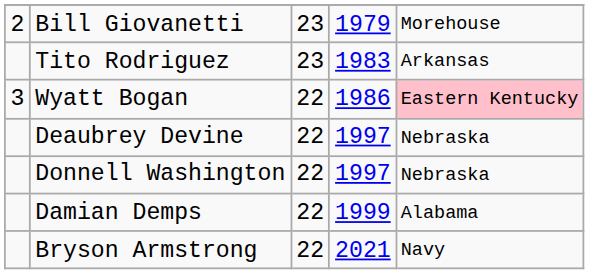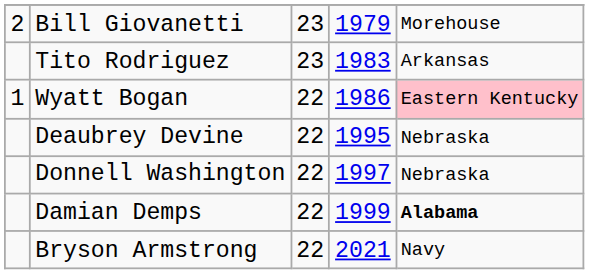(17, 99) 3 -> (17, 99) 1
(363, 137) 1997 -> (363, 137) 1995
(440, 212) normal -> (440, 212) bold
